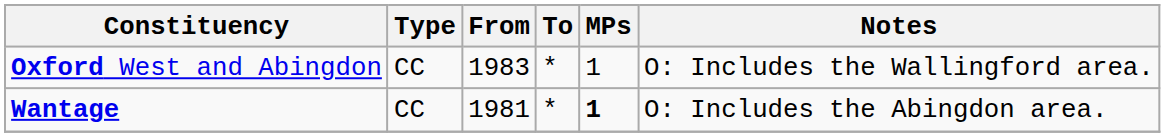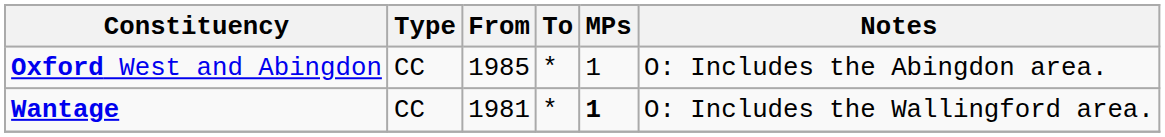(499, 68) 1983 -> (499, 68) 1985
(899, 68) O: Includes the Wallingford area. -> (876, 68) O: Includes the Abingdon area.
(876, 110) O: Includes the Abingdon area. -> (899, 110) O: Includes the Wallingford area.
